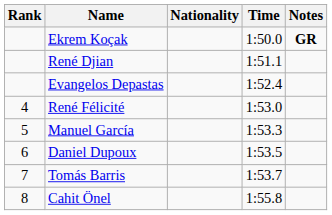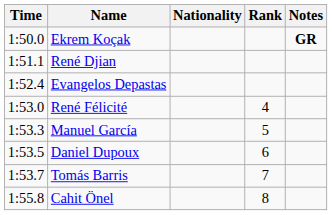columns swapped: (25, 15) <-> (264, 15)
